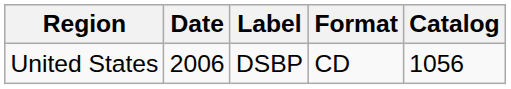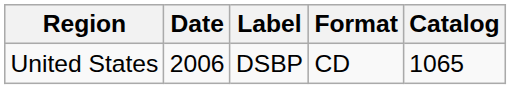(437, 63) 1056 -> (437, 63) 1065
